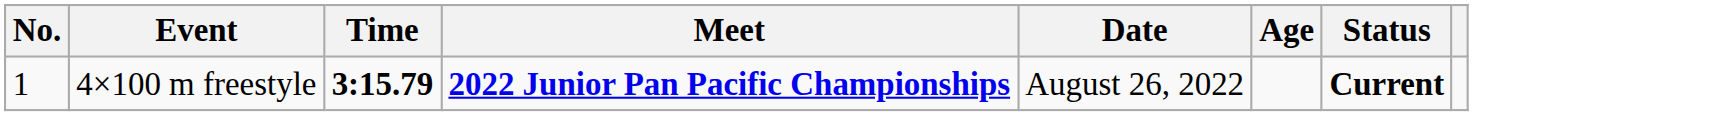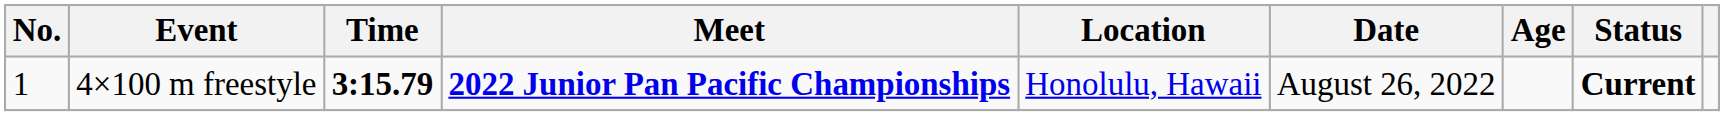+ column: (1143, 30)
